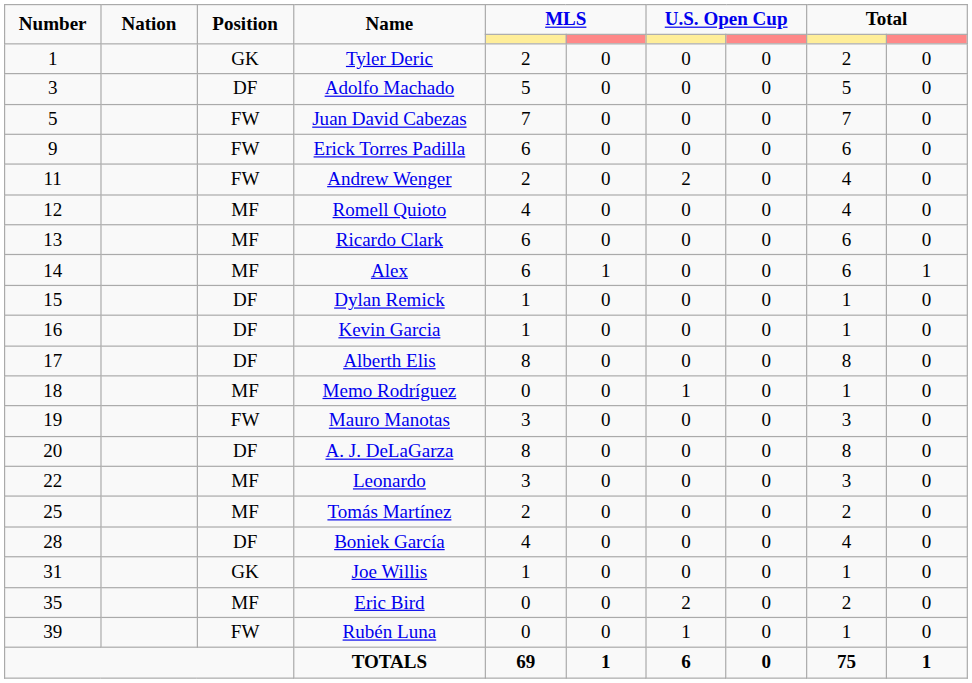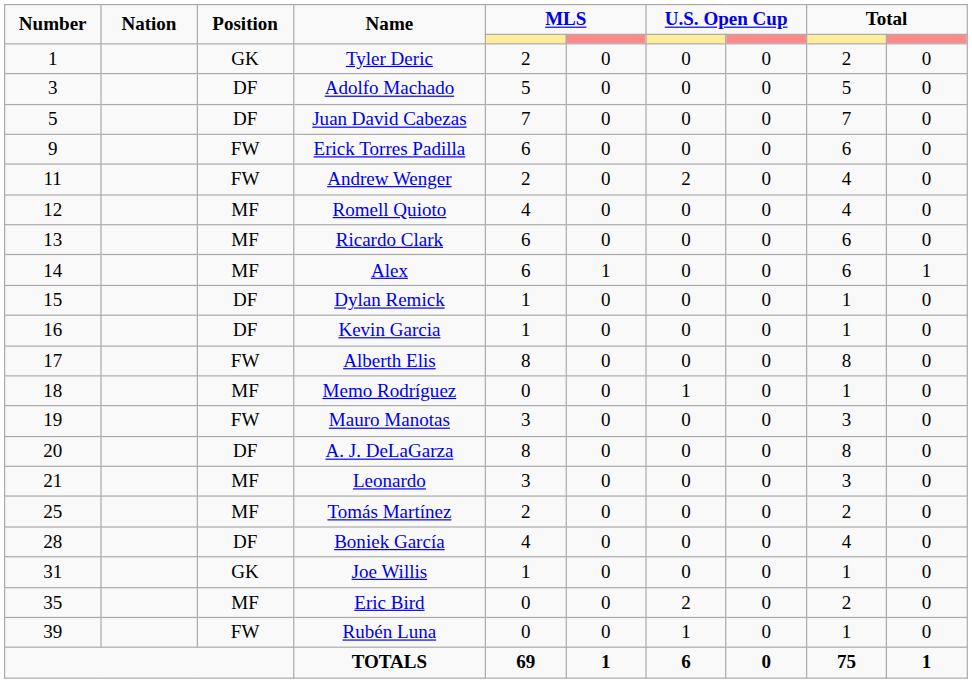(245, 118) FW -> (245, 118) DF
(245, 360) DF -> (245, 360) FW
(53, 481) 22 -> (53, 481) 21
